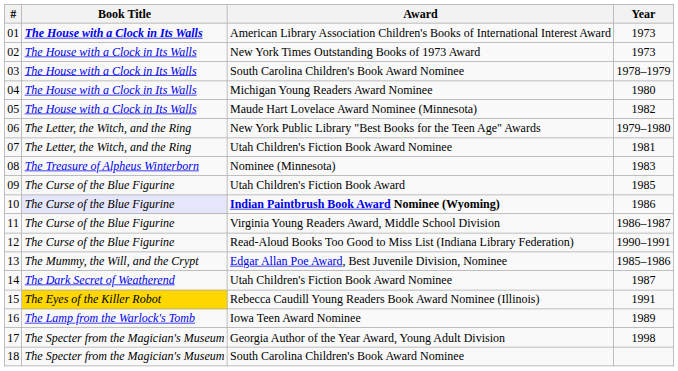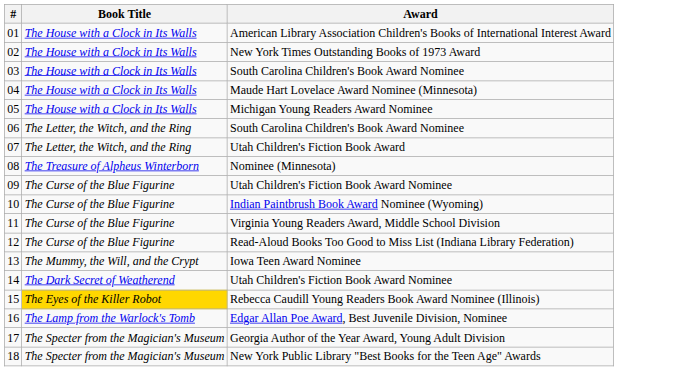- column: (643, 14)
(114, 33) bold -> (111, 33) normal
(331, 90) Michigan Young Readers Award Nominee -> (354, 90) Maude Hart Lovelace Award Nominee (Minnesota)
(354, 109) Maude Hart Lovelace Award Nominee (Minnesota) -> (331, 109) Michigan Young Readers Award Nominee
(385, 128) New York Public Library "Best Books for the Teen Age" Awards -> (347, 128) South Carolina Children's Book Award Nominee
(341, 147) Utah Children's Fiction Book Award Nominee -> (317, 147) Utah Children's Fiction Book Award
(317, 185) Utah Children's Fiction Book Award -> (341, 185) Utah Children's Fiction Book Award Nominee
(99, 204) lavender background -> (99, 204) no background
(365, 204) bold -> (357, 204) normal
(369, 261) Edgar Allan Poe Award, Best Juvenile Division, Nominee -> (295, 261) Iowa Teen Award Nominee
(295, 318) Iowa Teen Award Nominee -> (369, 318) Edgar Allan Poe Award, Best Juvenile Division, Nominee
(347, 356) South Carolina Children's Book Award Nominee -> (385, 356) New York Public Library "Best Books for the Teen Age" Awards
